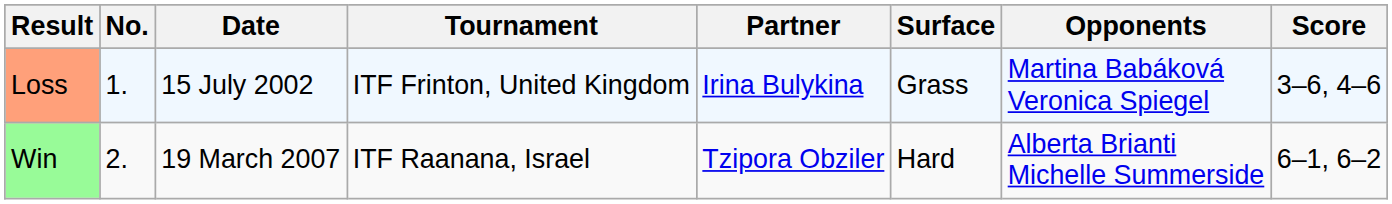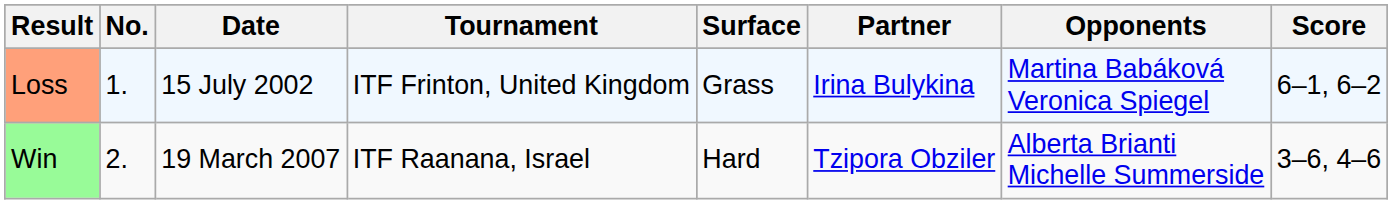columns swapped: (946, 25) <-> (793, 25)
(1329, 84) 3–6, 4–6 -> (1329, 84) 6–1, 6–2
(1329, 159) 6–1, 6–2 -> (1329, 159) 3–6, 4–6
